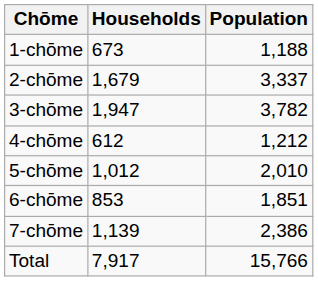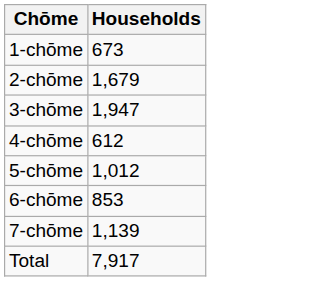- column: (259, 19)
